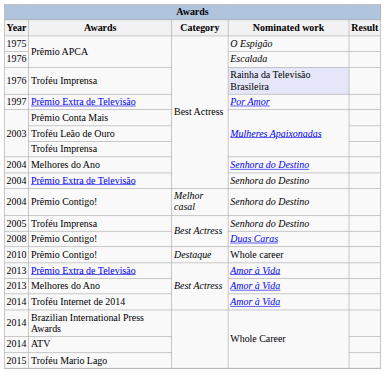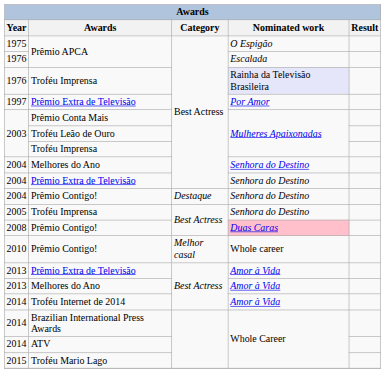(189, 202) Melhor casal -> (193, 196) Destaque
(254, 239) no background -> (254, 228) pink background
(193, 254) Destaque -> (189, 249) Melhor casal
